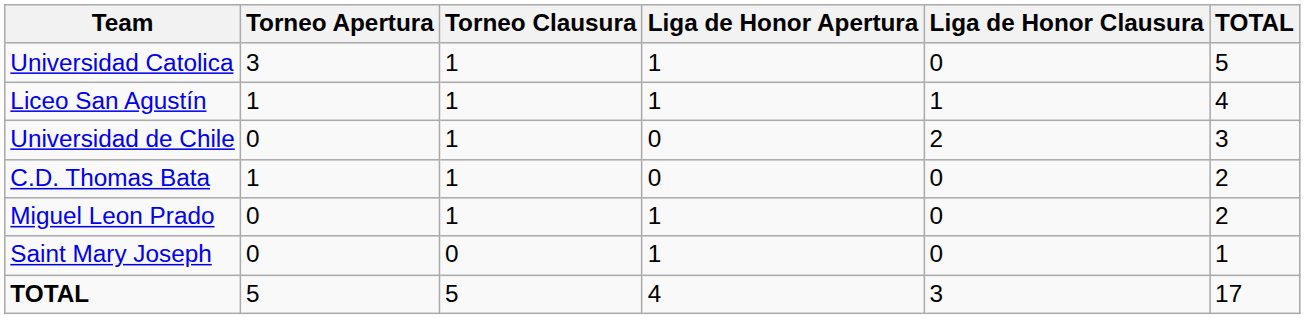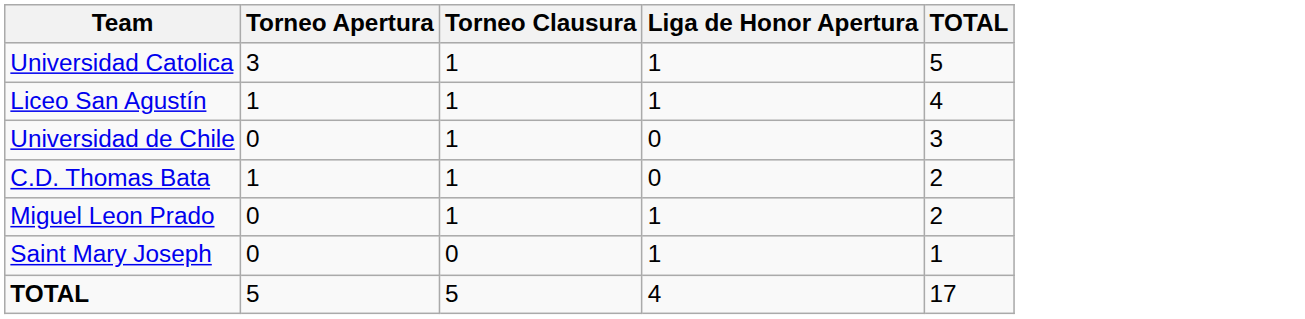- column: (1067, 23)
